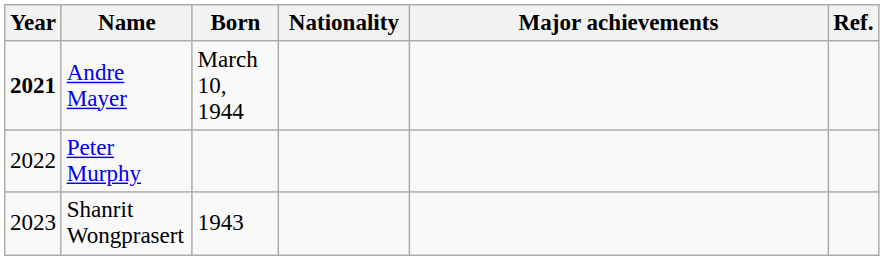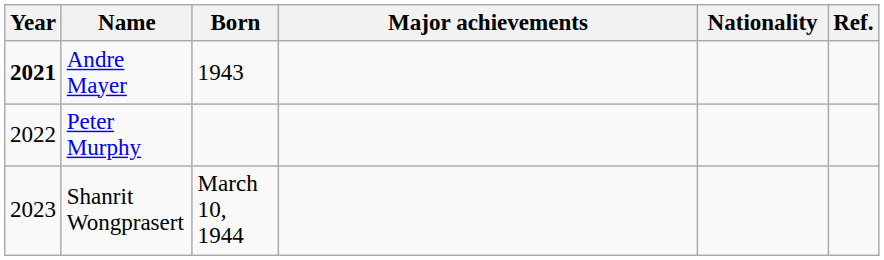columns swapped: (344, 22) <-> (618, 22)
(228, 85) March 10, 1944 -> (221, 72) 1943
(221, 223) 1943 -> (228, 210) March 10, 1944
